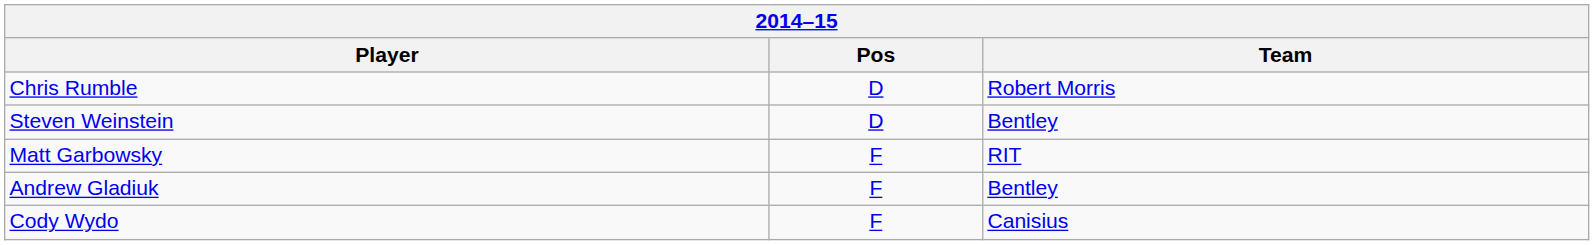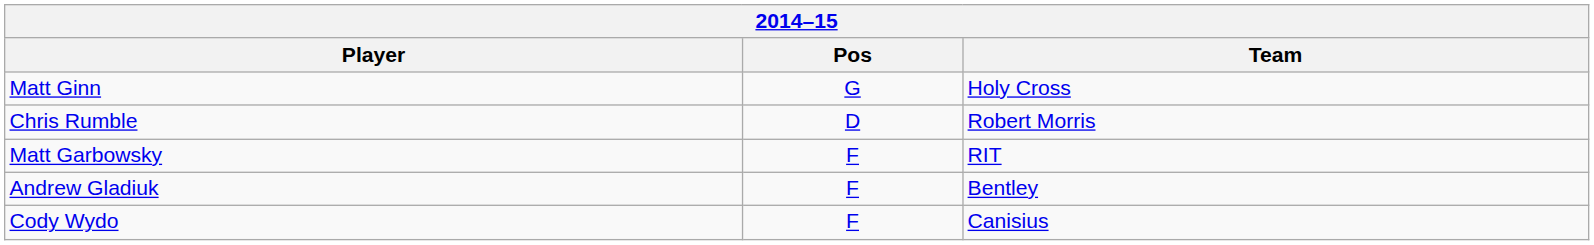+ row: (55, 88)
- row: (92, 121)
